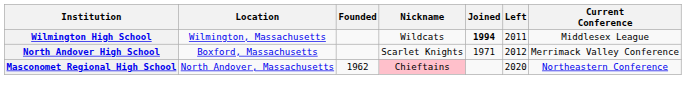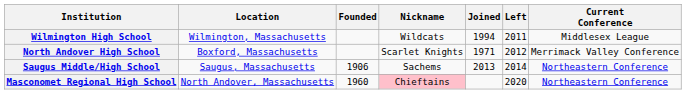(484, 37) bold -> (484, 37) normal
+ row: (91, 67)
(358, 67) 1962 -> (358, 82) 1960
